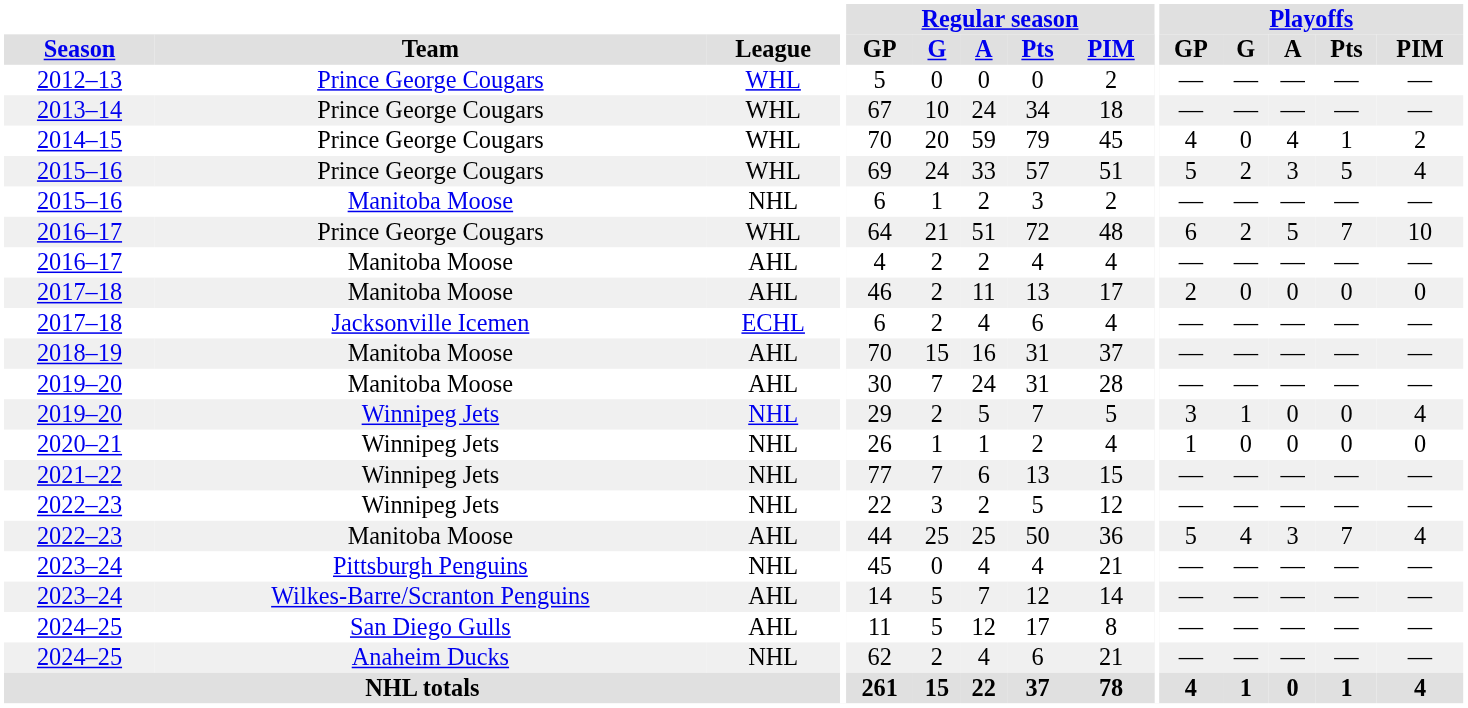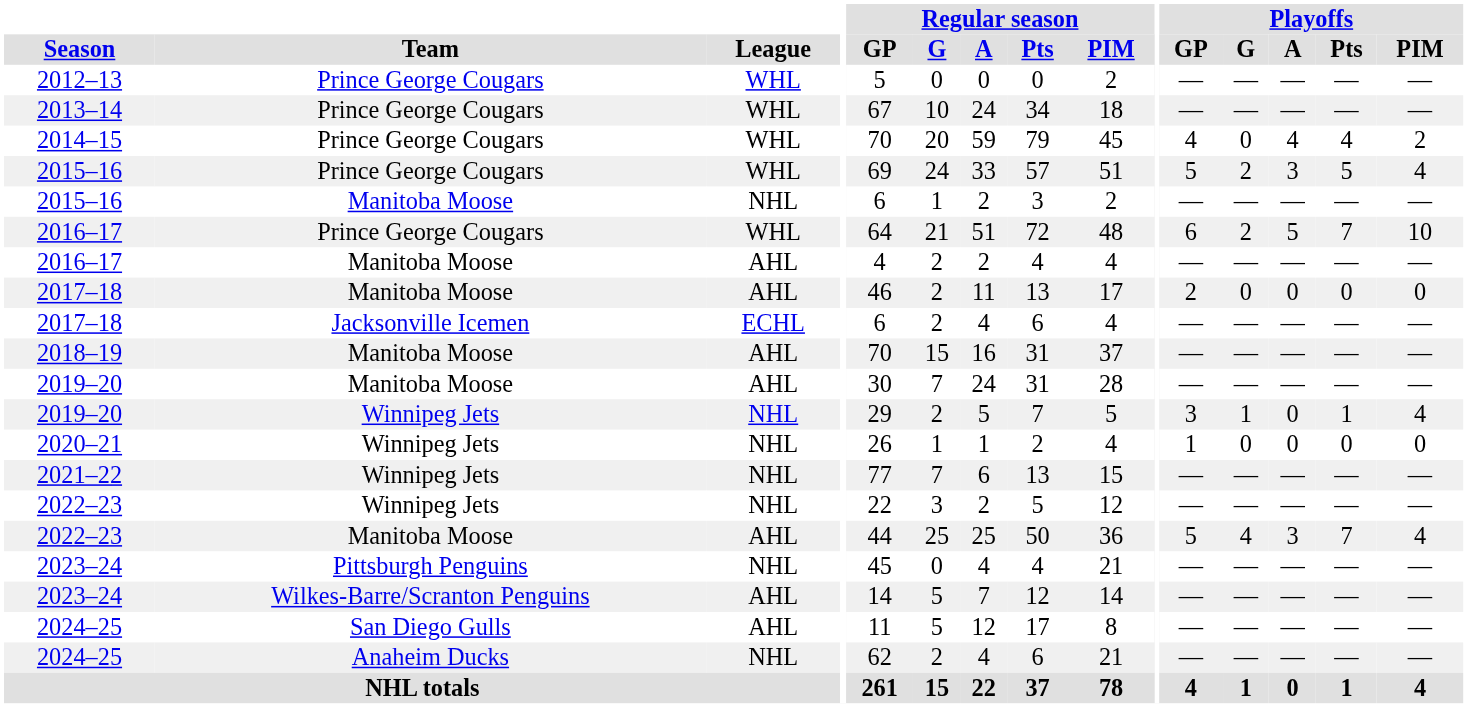(1346, 140) 1 -> (1346, 140) 4
(1346, 414) 0 -> (1346, 414) 1
